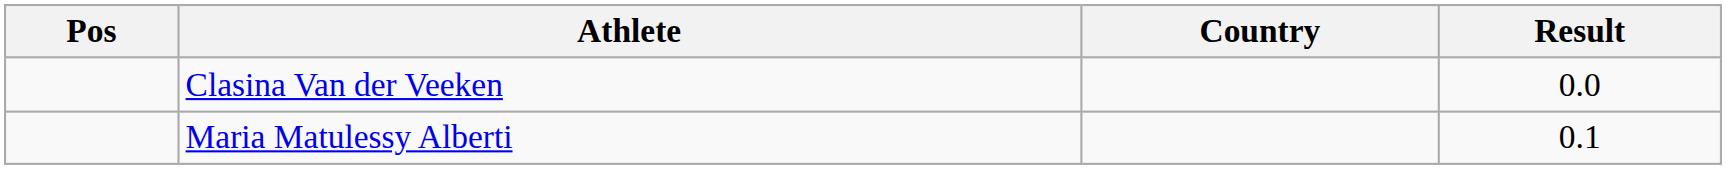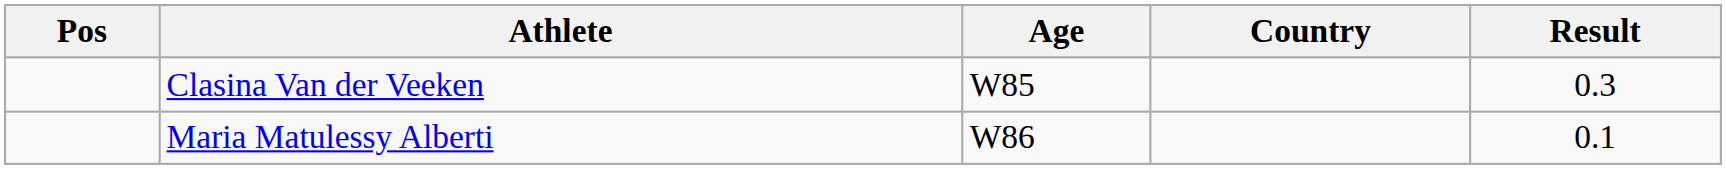+ column: (1056, 31)
(1580, 84) 0.0 -> (1595, 84) 0.3
